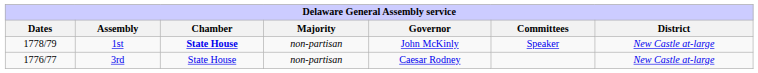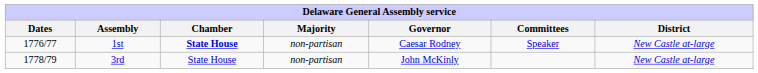(40, 44) 1778/79 -> (40, 44) 1776/77
(430, 44) John McKinly -> (430, 44) Caesar Rodney
(40, 60) 1776/77 -> (40, 60) 1778/79
(430, 60) Caesar Rodney -> (430, 60) John McKinly
